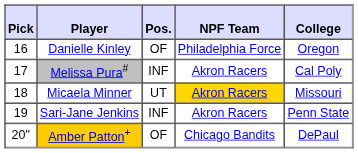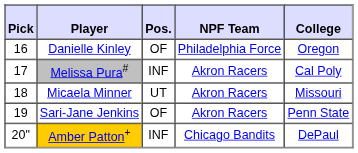(230, 93) gold background -> (230, 93) no background
(158, 113) INF -> (158, 113) OF
(158, 135) OF -> (158, 135) INF
